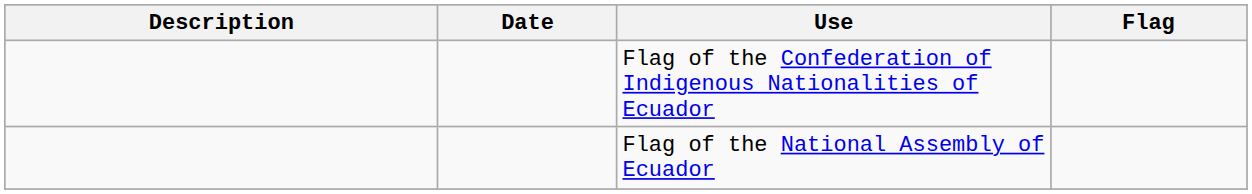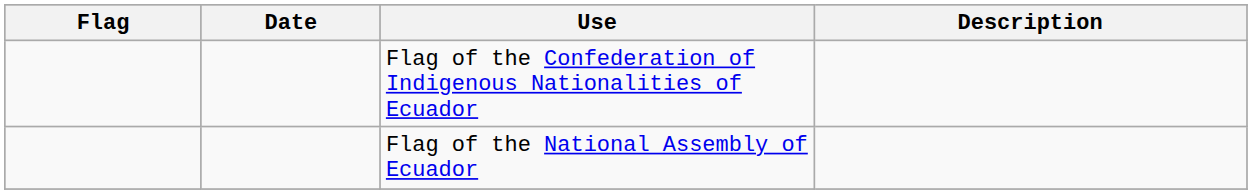columns swapped: (1148, 23) <-> (221, 23)
